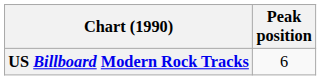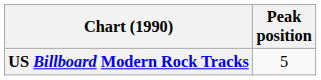(284, 61) 6 -> (284, 61) 5
